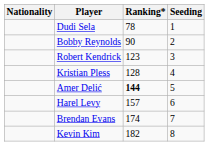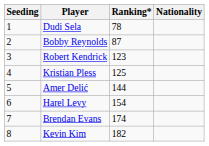columns swapped: (29, 12) <-> (186, 12)
(130, 42) 90 -> (116, 42) 87
(133, 73) 128 -> (119, 73) 125
(133, 88) bold -> (119, 88) normal
(133, 103) 157 -> (119, 103) 154
